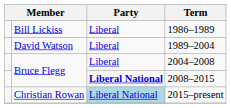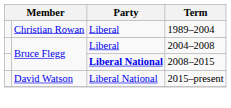- row: (191, 29)
(43, 45) David Watson -> (49, 29) Christian Rowan
(49, 95) Christian Rowan -> (43, 78) David Watson
(123, 95) lightblue background -> (123, 78) no background
